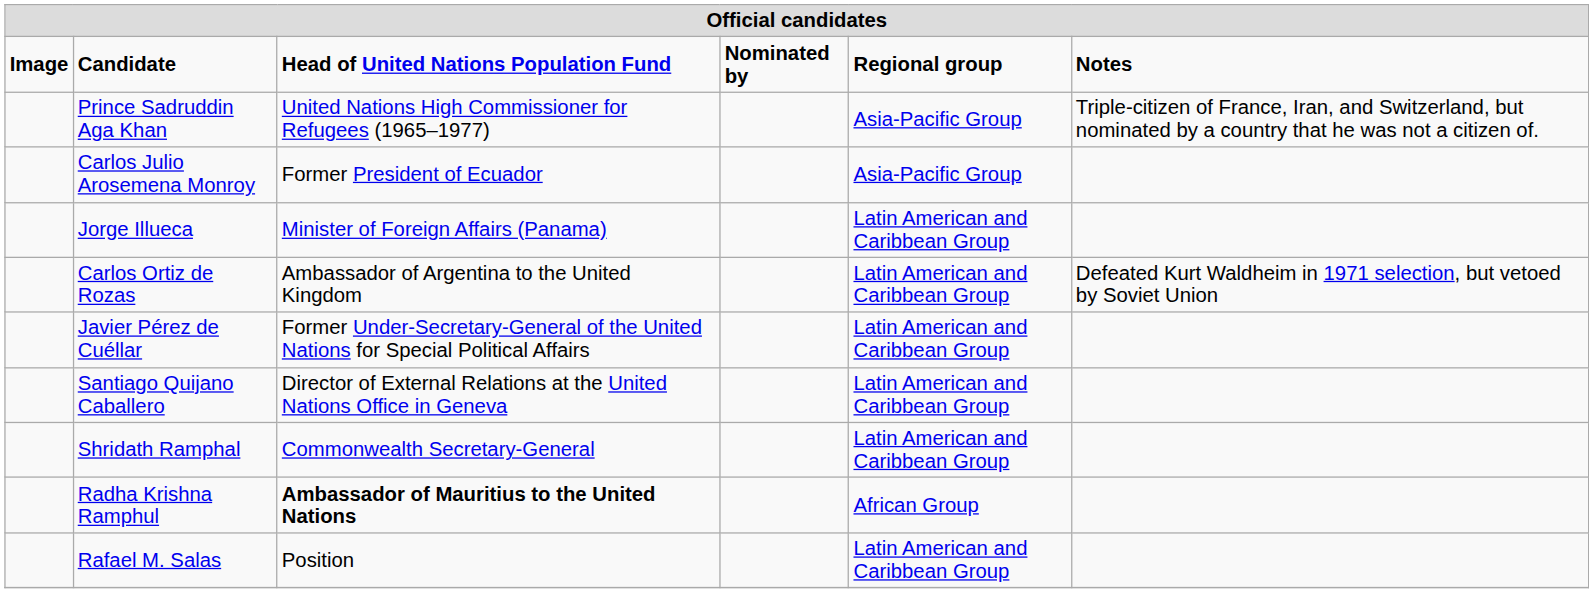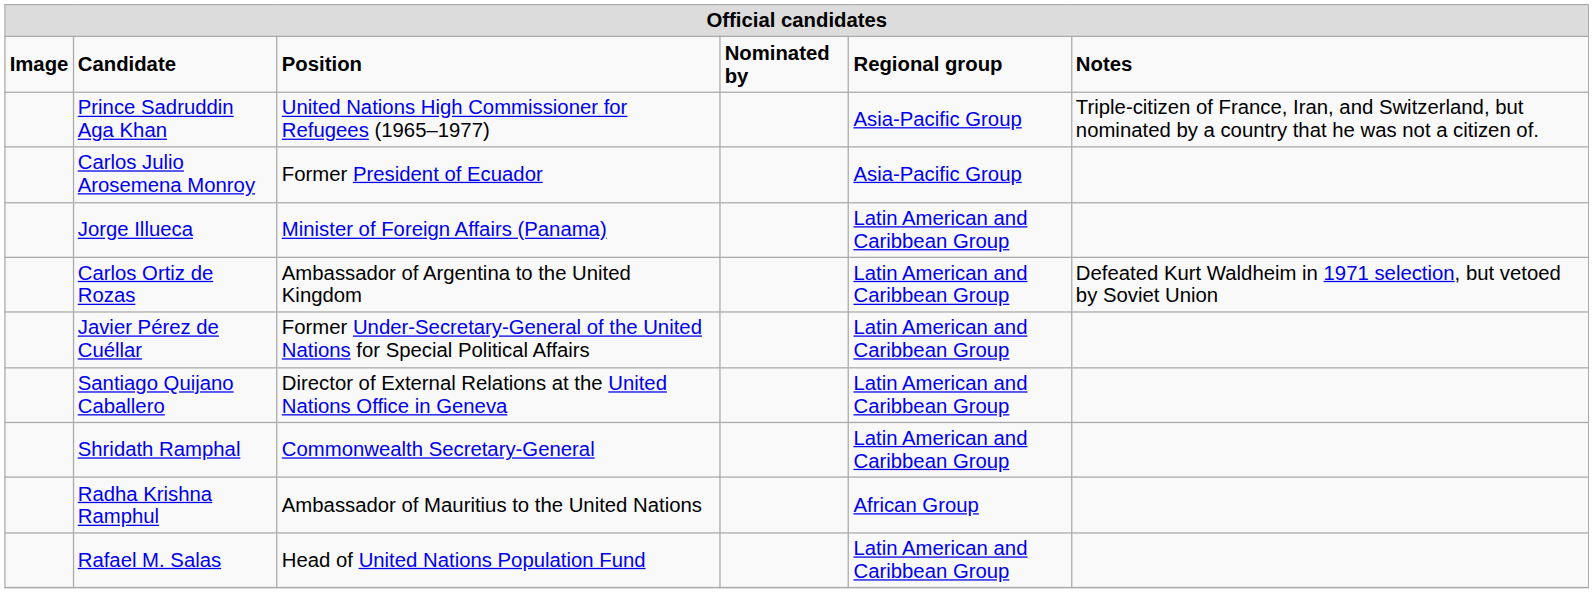(477, 64) Head of United Nations Population Fund -> (322, 64) Position
(469, 504) bold -> (492, 504) normal
(318, 560) Position -> (464, 560) Head of United Nations Population Fund
